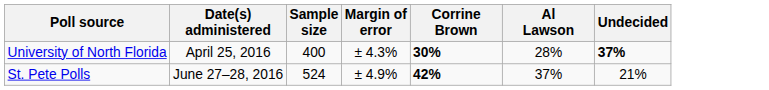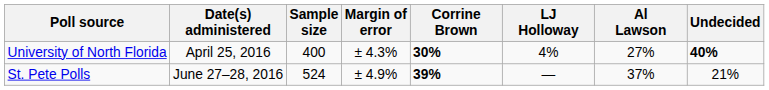+ column: (548, 23)
(548, 52) 28% -> (641, 52) 27%
(612, 52) 37% -> (704, 52) 40%
(427, 74) 42% -> (427, 74) 39%
